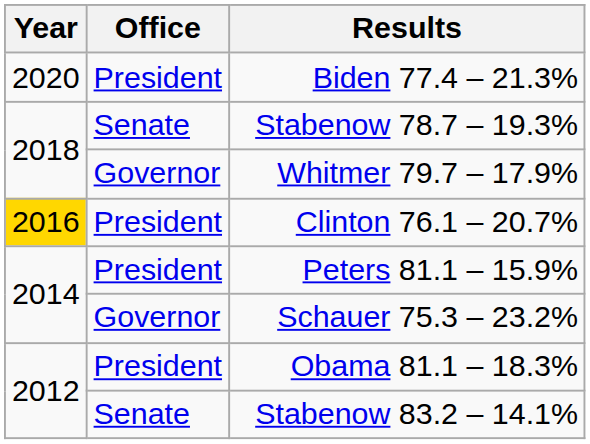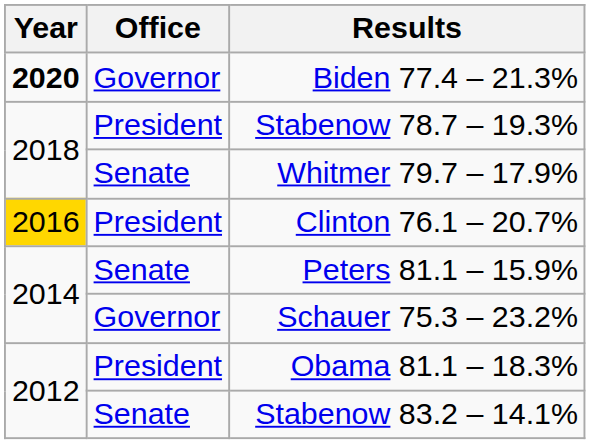(46, 76) normal -> (46, 76) bold
(158, 76) President -> (157, 76) Governor
(142, 125) Senate -> (158, 125) President
(157, 173) Governor -> (142, 173) Senate
(158, 269) President -> (142, 269) Senate
